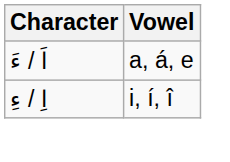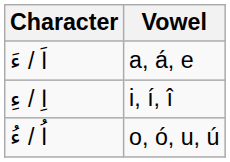+ row: (28, 137)
